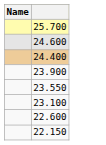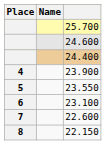+ column: (20, 12)
